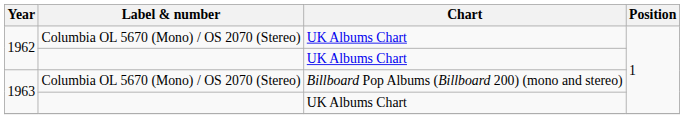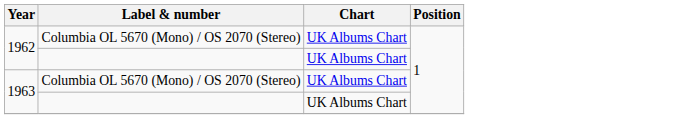(465, 80) Billboard Pop Albums (Billboard 200) (mono and stereo) -> (357, 80) UK Albums Chart
